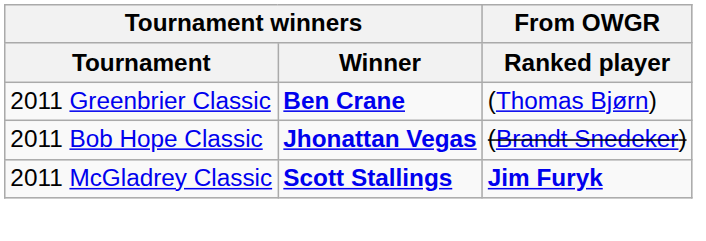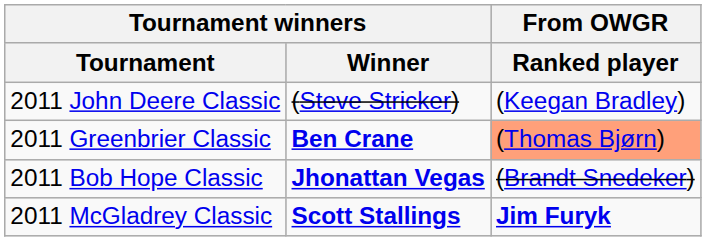+ row: (145, 100)
(572, 100) no background -> (580, 139) lightsalmon background
